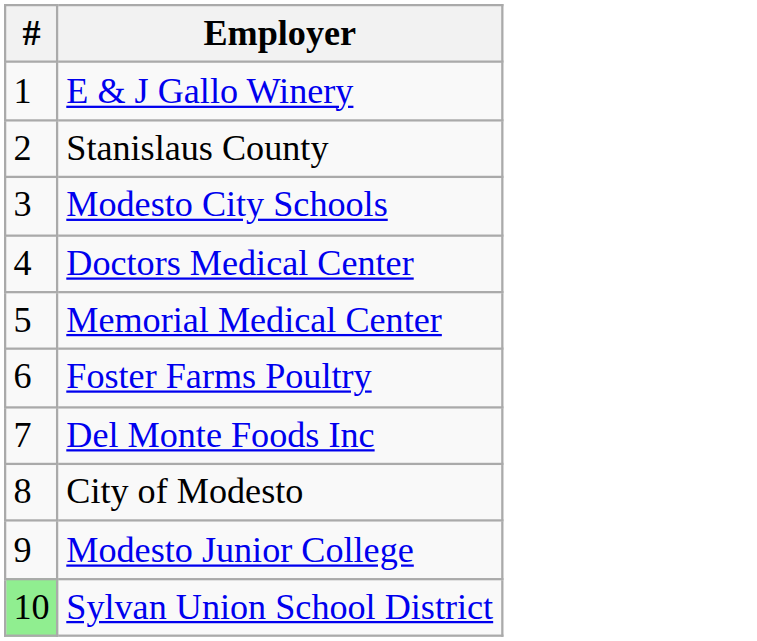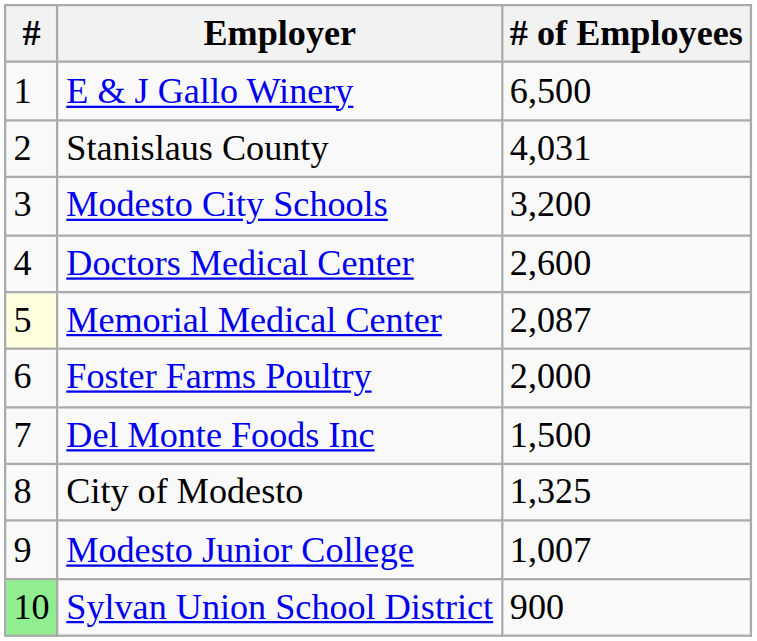+ column: (626, 33)
(23, 319) no background -> (23, 319) lightyellow background
